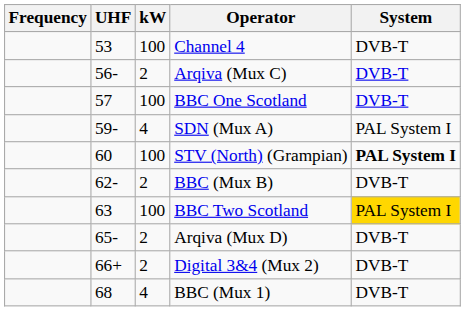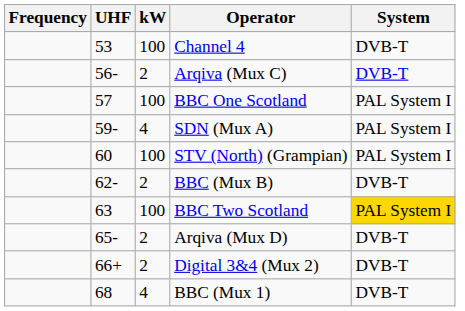(382, 100) DVB-T -> (403, 100) PAL System I
(406, 155) bold -> (403, 155) normal
